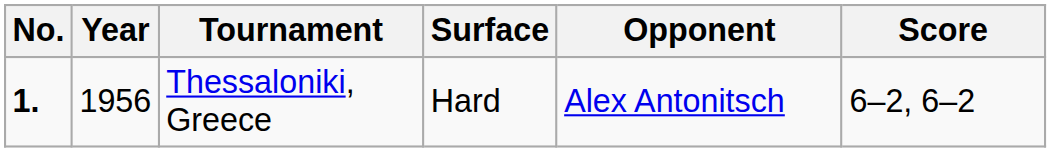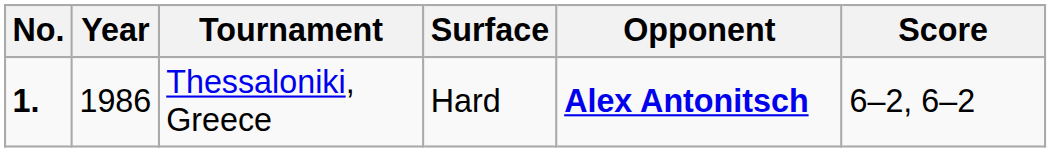(115, 101) 1956 -> (115, 101) 1986
(674, 101) normal -> (686, 101) bold
